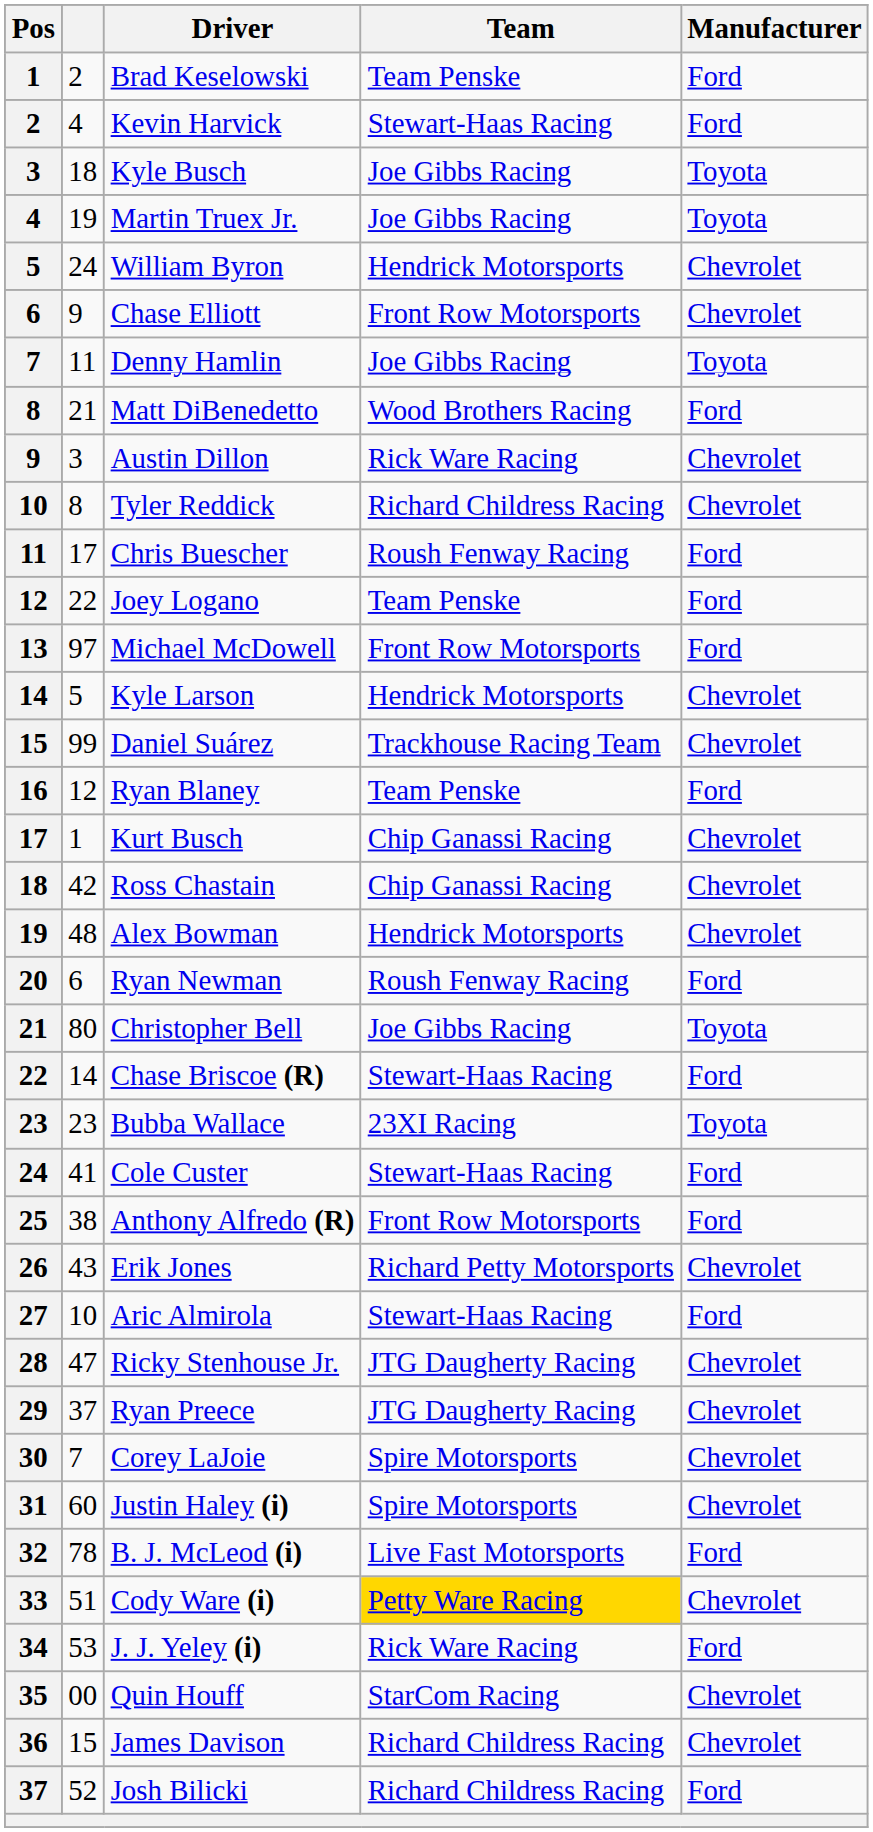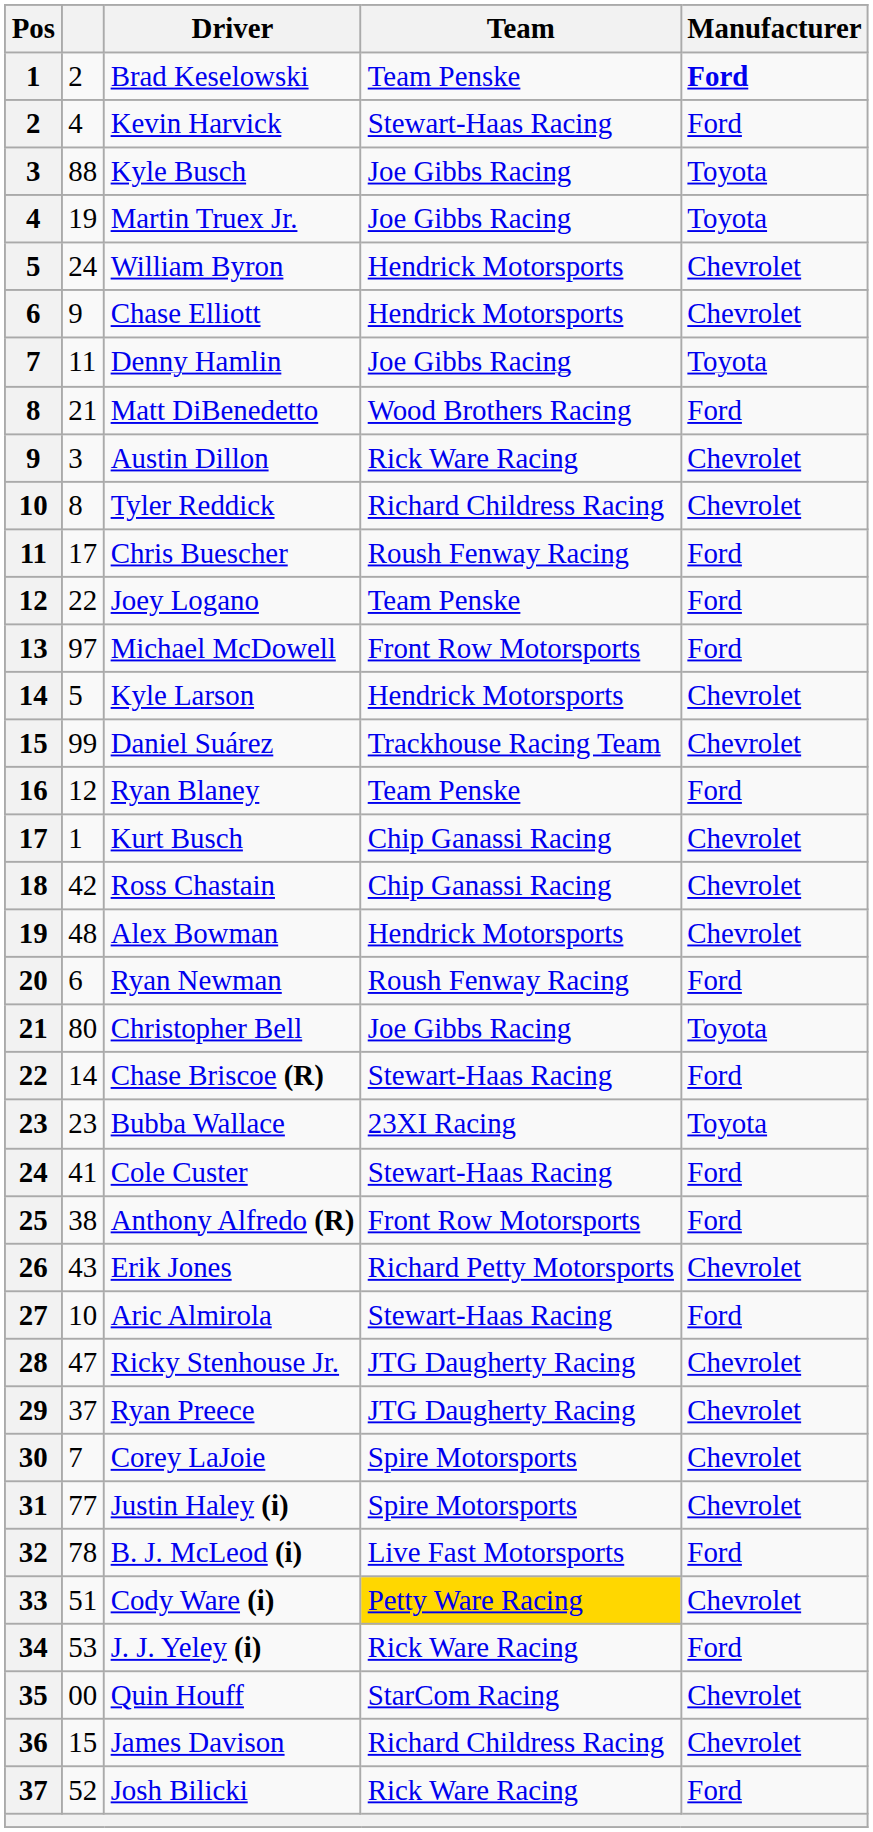(715, 76) normal -> (718, 76) bold
(83, 171) 18 -> (83, 171) 88
(504, 314) Front Row Motorsports -> (496, 314) Hendrick Motorsports
(83, 1504) 60 -> (83, 1504) 77
(516, 1790) Richard Childress Racing -> (473, 1790) Rick Ware Racing
